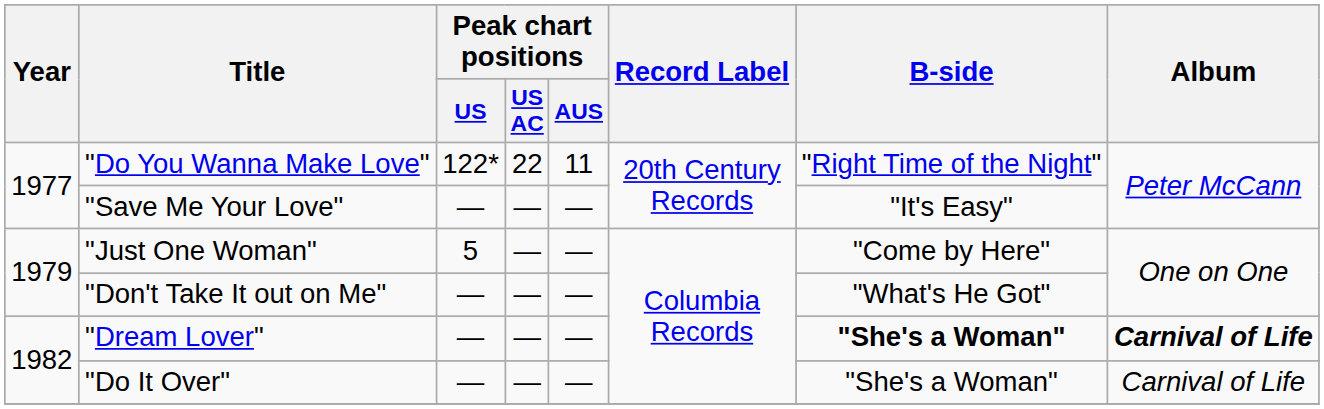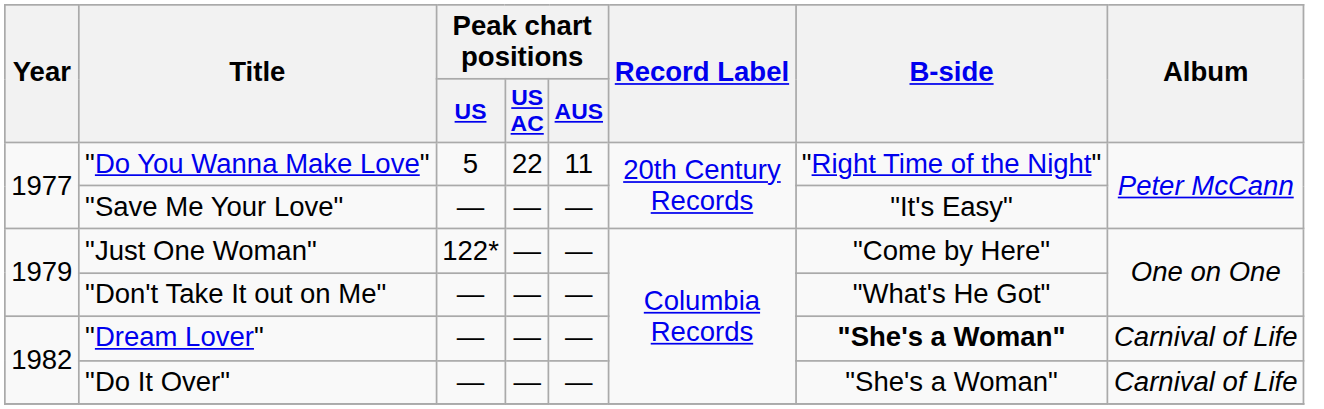(471, 163) 122* -> (471, 163) 5
(471, 250) 5 -> (471, 250) 122*
(1213, 337) bold -> (1206, 337) normal
